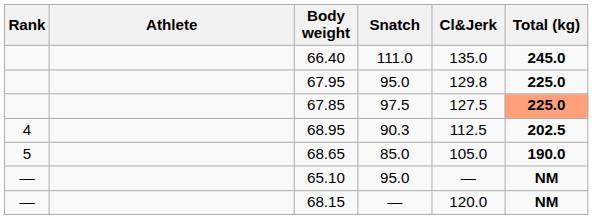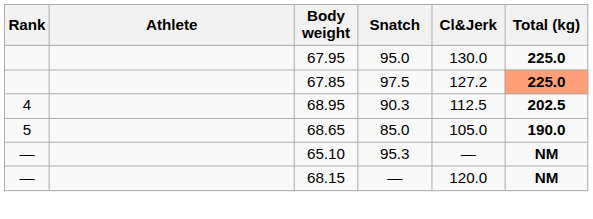- row: (326, 57)
(468, 81) 129.8 -> (468, 57) 130.0
(468, 105) 127.5 -> (468, 81) 127.2
(395, 178) 95.0 -> (395, 154) 95.3
